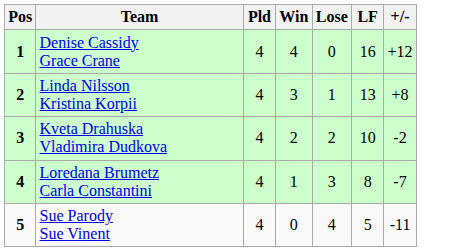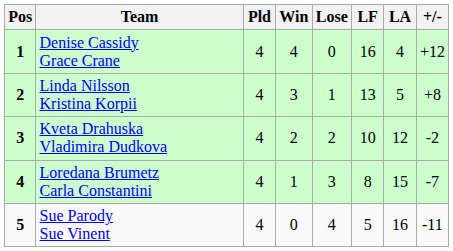+ column: (400, 17)
